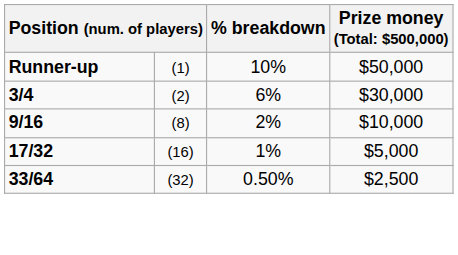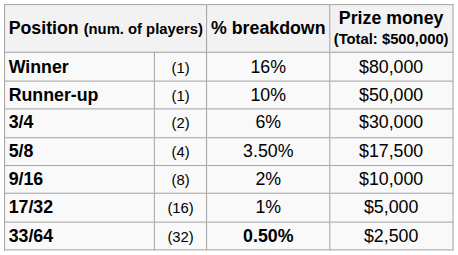+ row: (39, 66)
+ row: (21, 151)
(268, 179) normal -> (268, 235) bold
